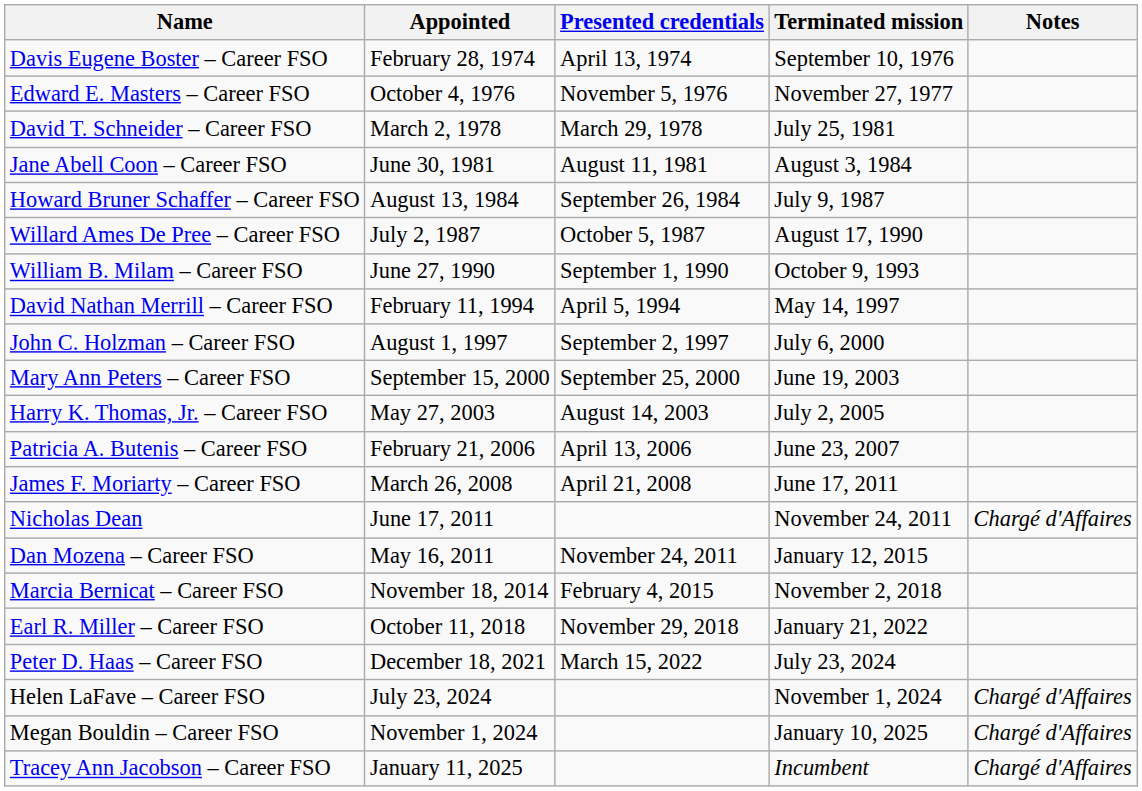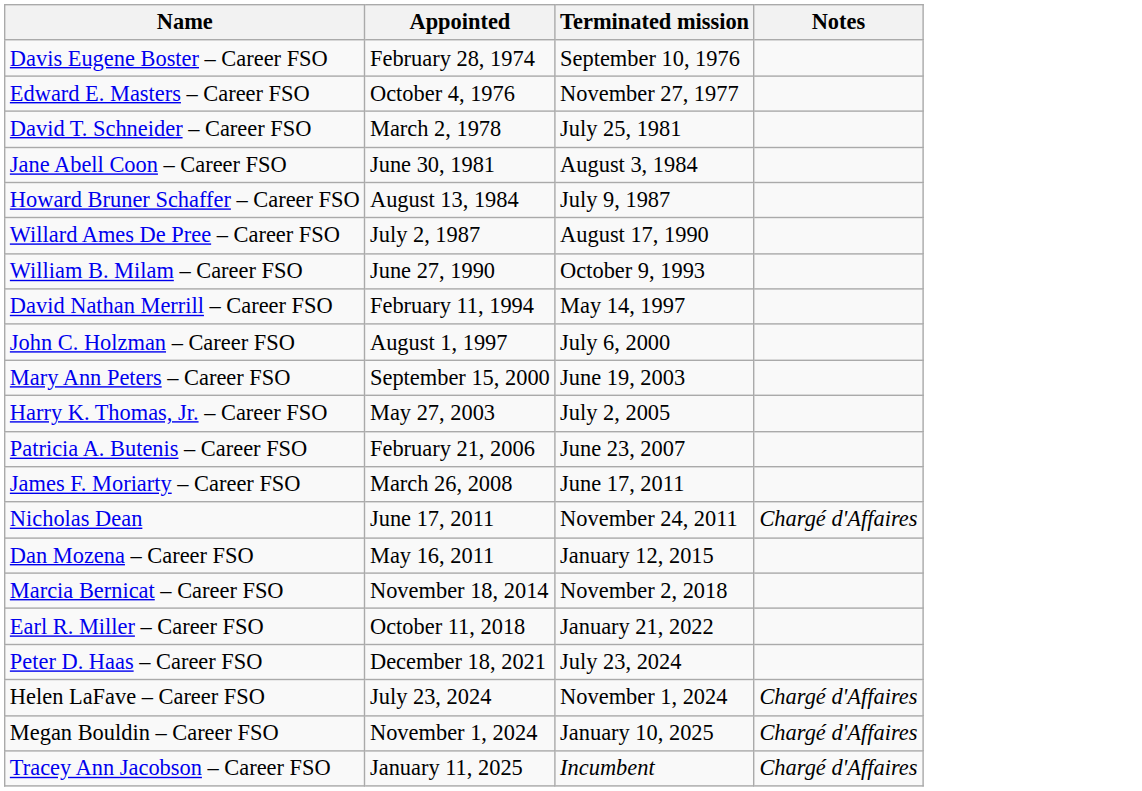- column: (662, 22)
